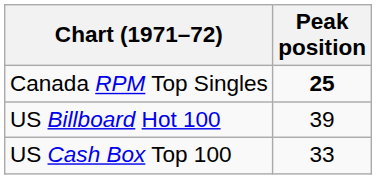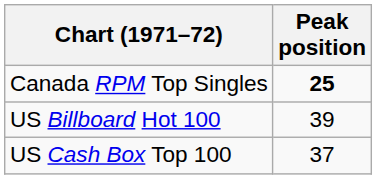(322, 155) 33 -> (322, 155) 37
